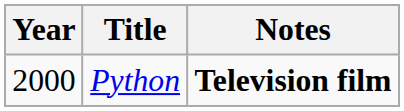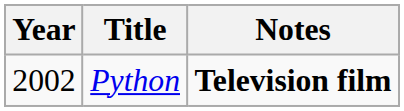(44, 79) 2000 -> (44, 79) 2002
